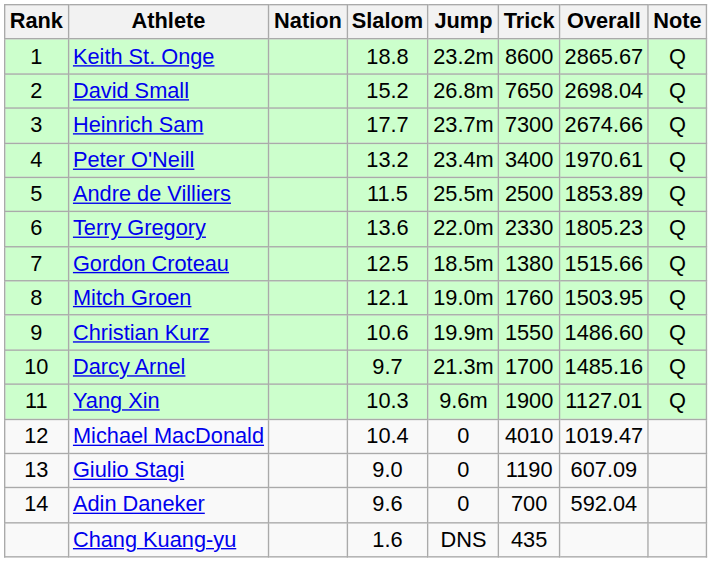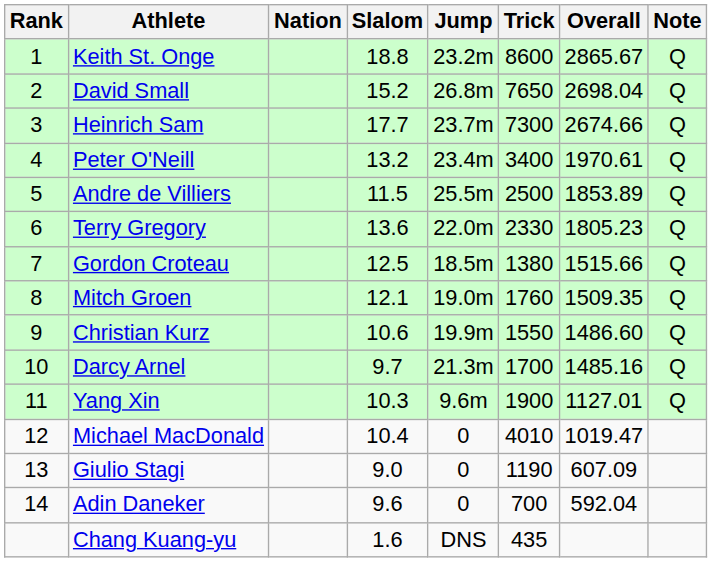(604, 297) 1503.95 -> (604, 297) 1509.35
